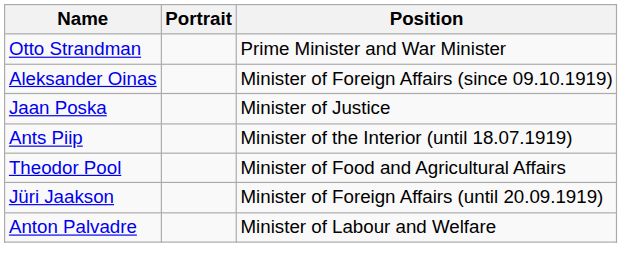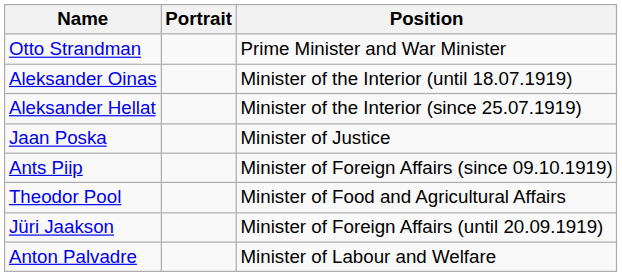(427, 78) Minister of Foreign Affairs (since 09.10.1919) -> (406, 78) Minister of the Interior (until 18.07.1919)
+ row: (82, 108)
(406, 138) Minister of the Interior (until 18.07.1919) -> (427, 167) Minister of Foreign Affairs (since 09.10.1919)
